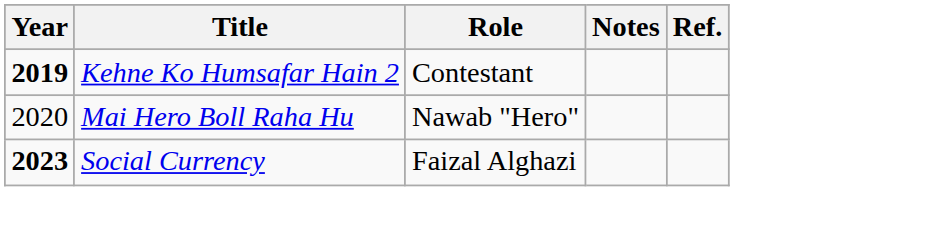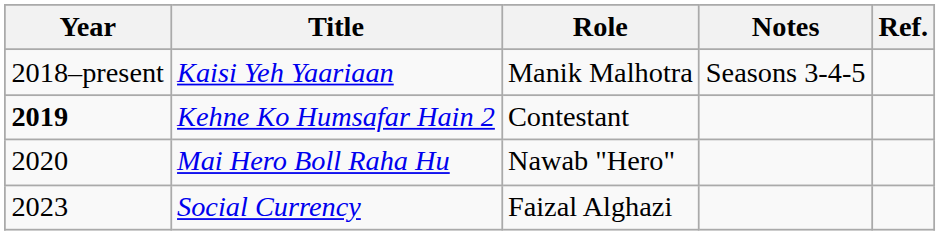+ row: (285, 71)
(40, 161) bold -> (40, 206) normal
